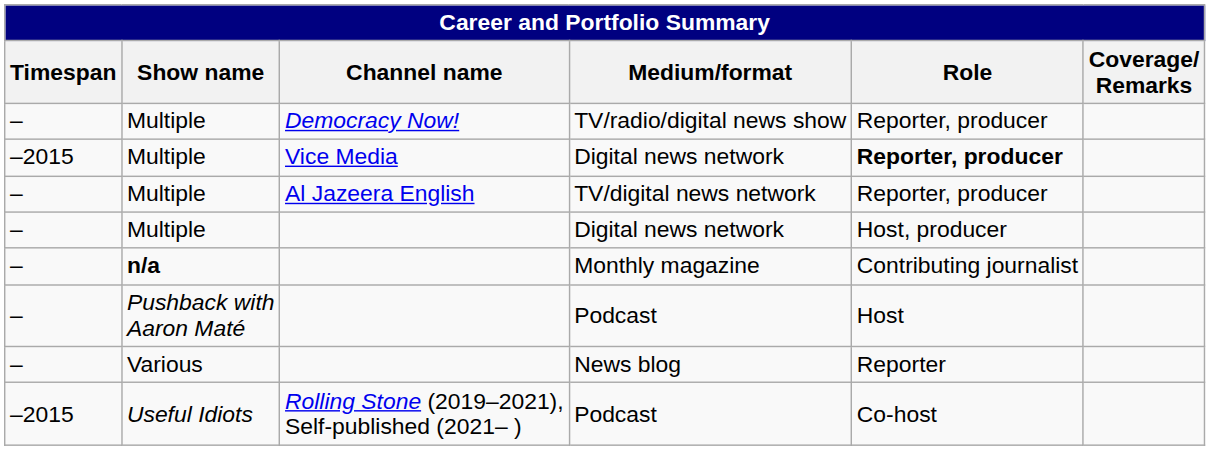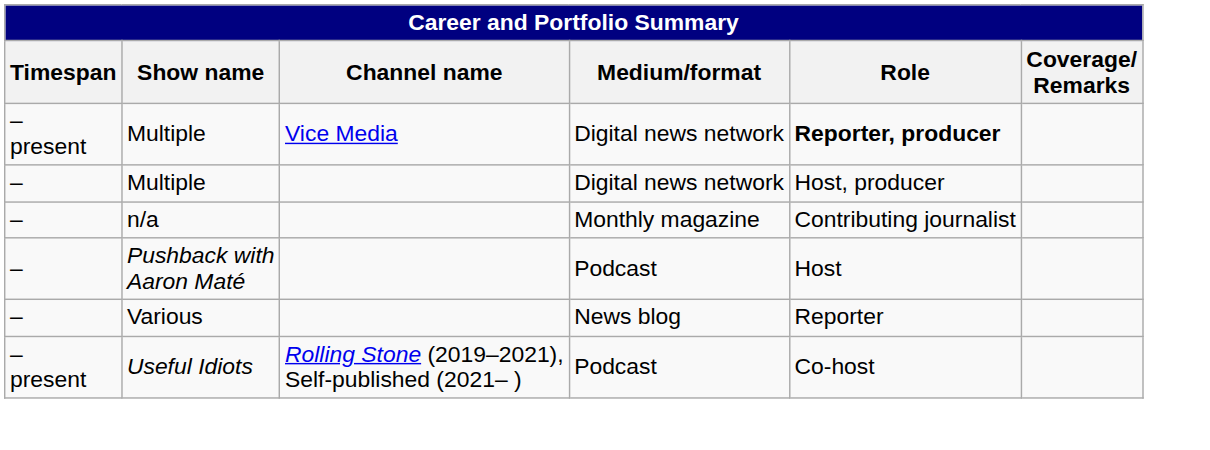- row: (372, 120)
(42, 157) –2015 -> (48, 133) – present
- row: (380, 193)
(143, 266) bold -> (143, 219) normal
(42, 413) –2015 -> (48, 366) – present
